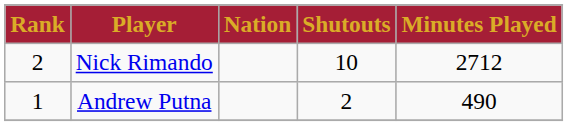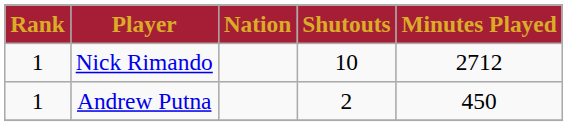(38, 62) 2 -> (38, 62) 1
(479, 101) 490 -> (479, 101) 450
